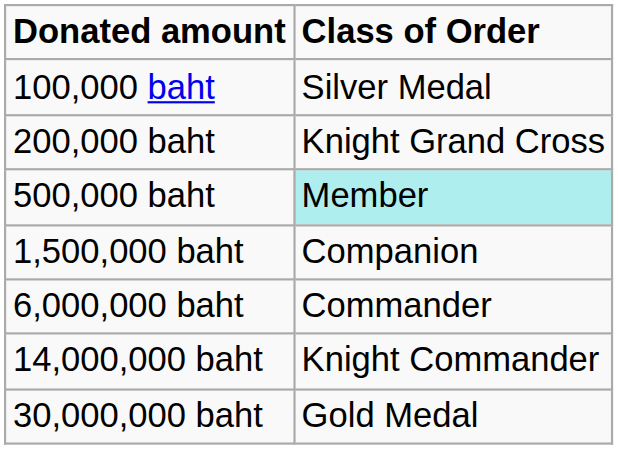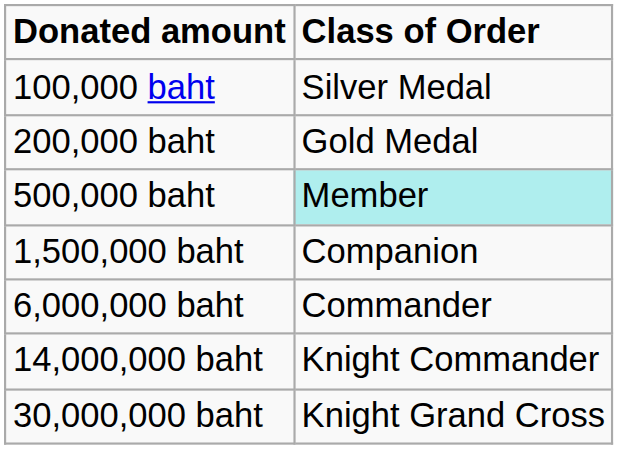(453, 141) Knight Grand Cross -> (390, 141) Gold Medal
(390, 415) Gold Medal -> (453, 415) Knight Grand Cross
